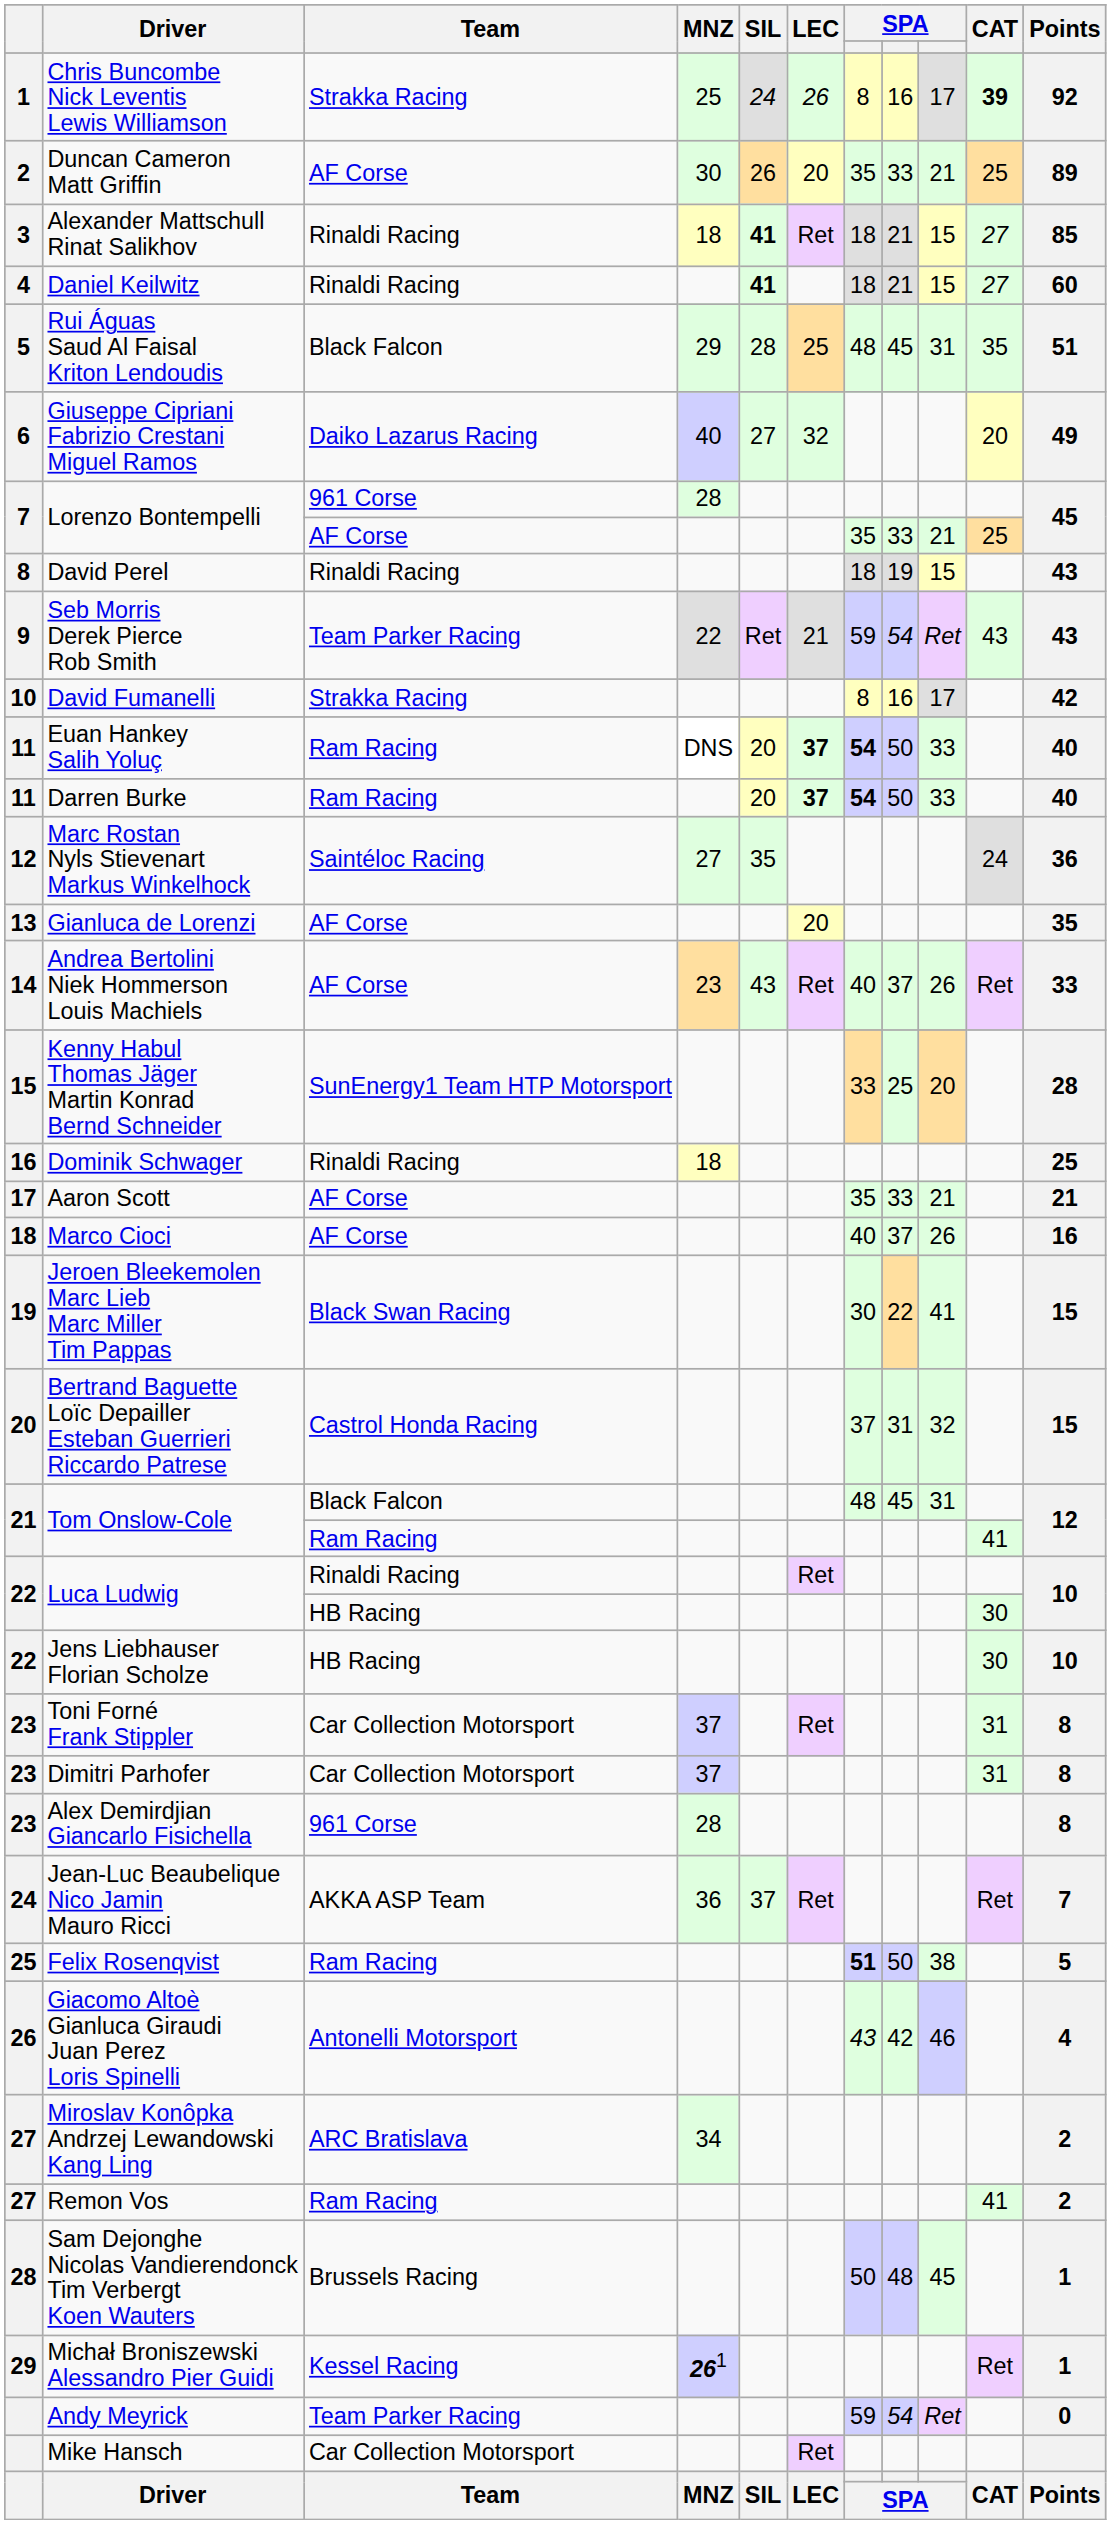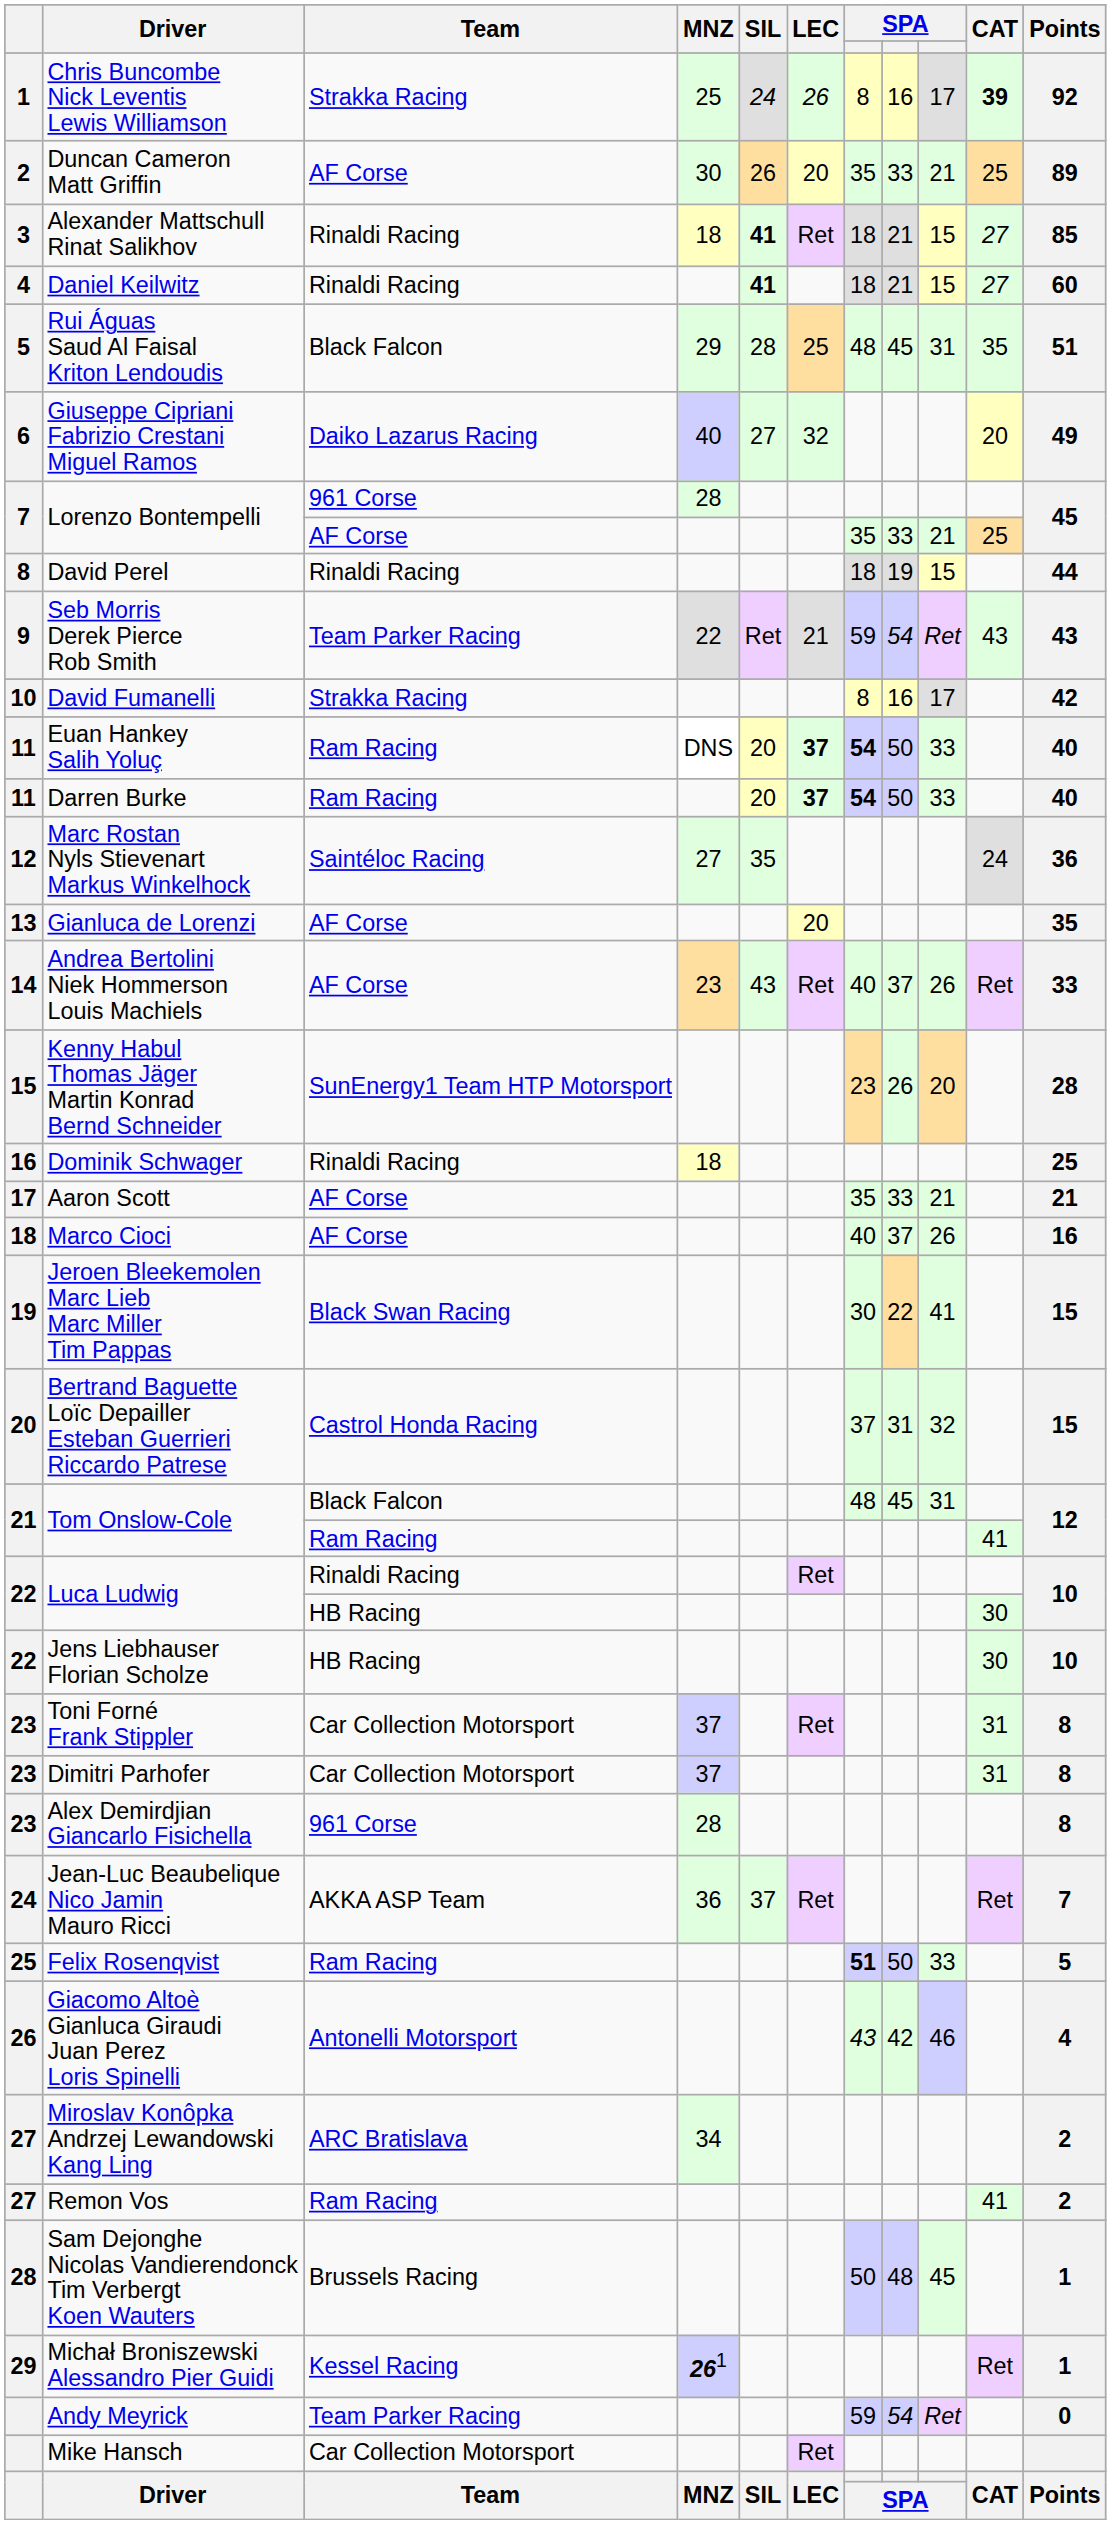(1065, 572) 43 -> (1065, 572) 44
(863, 1086) 33 -> (863, 1086) 23
(900, 1086) 25 -> (900, 1086) 26
(942, 1962) 38 -> (942, 1962) 33
